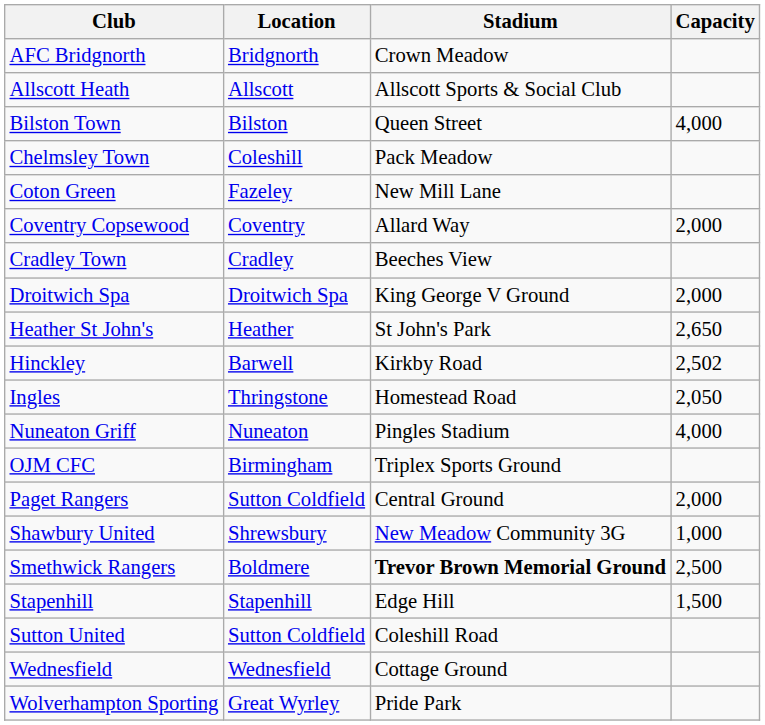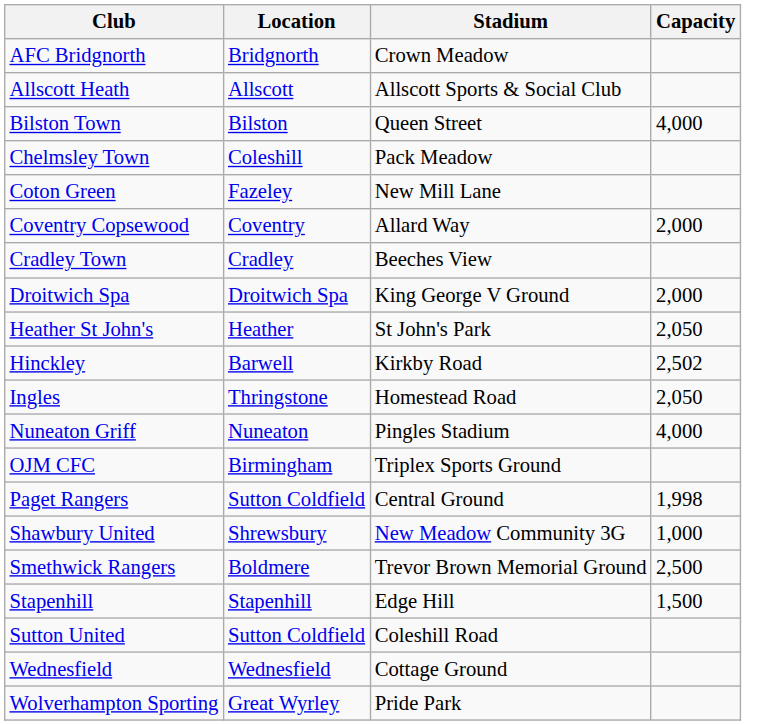(699, 328) 2,650 -> (679, 328) 2,050
(699, 498) 2,000 -> (679, 498) 1,998
(520, 567) bold -> (511, 567) normal
